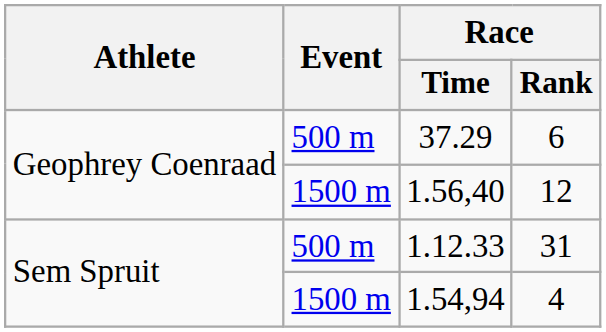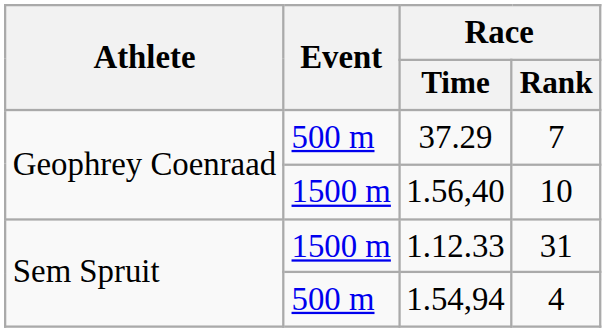(556, 137) 6 -> (556, 137) 7
(556, 191) 12 -> (556, 191) 10
(333, 245) 500 m -> (341, 245) 1500 m
(341, 299) 1500 m -> (333, 299) 500 m
